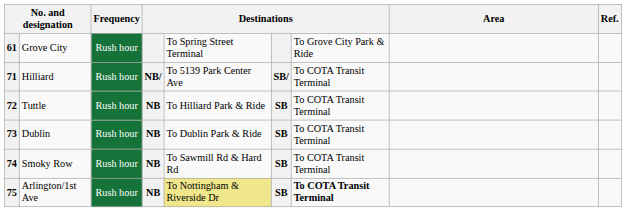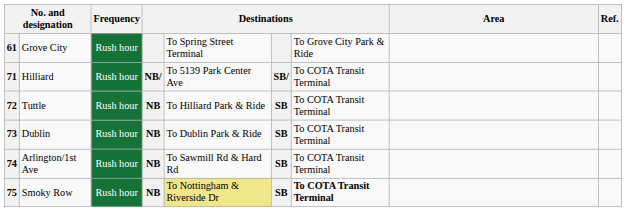(47, 164) Smoky Row -> (49, 164) Arlington/1st Ave
(49, 192) Arlington/1st Ave -> (47, 192) Smoky Row
